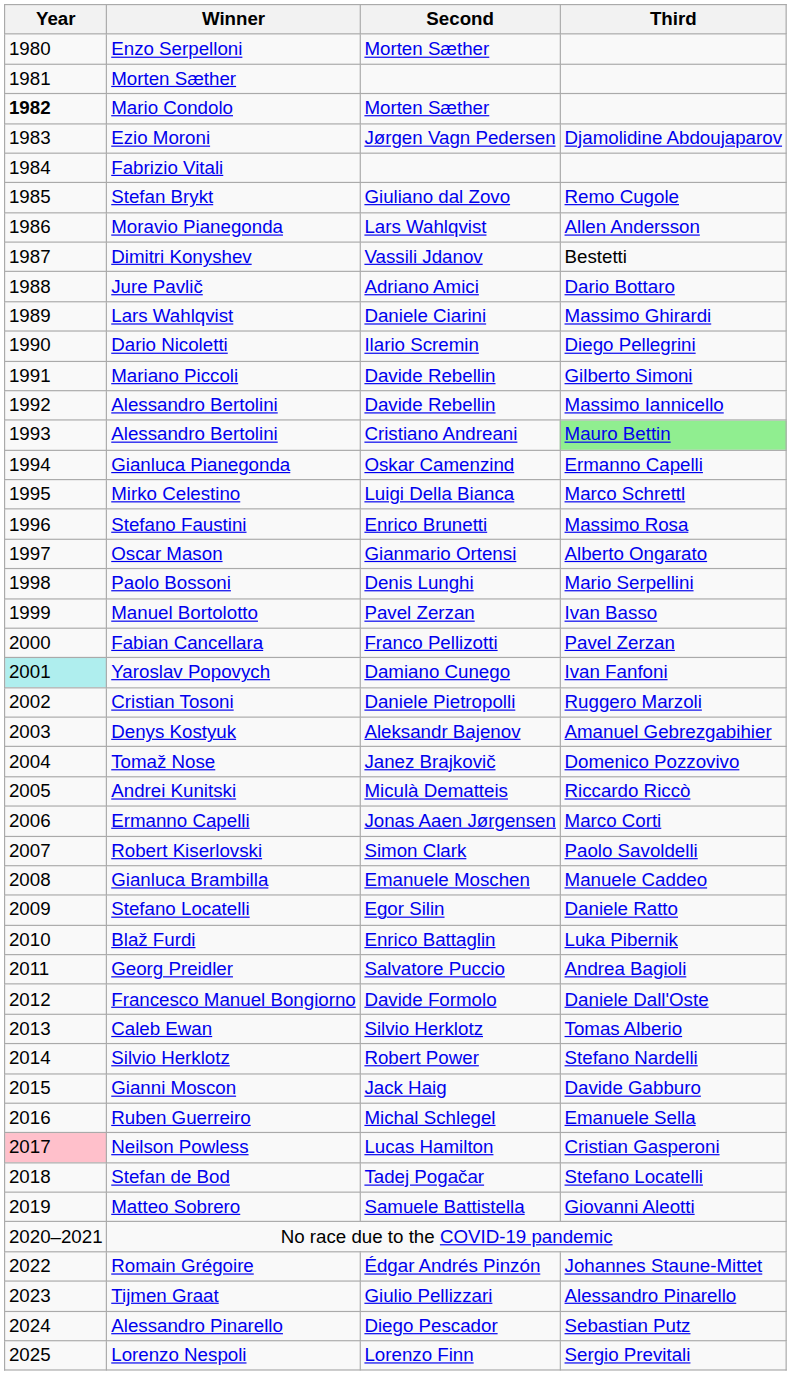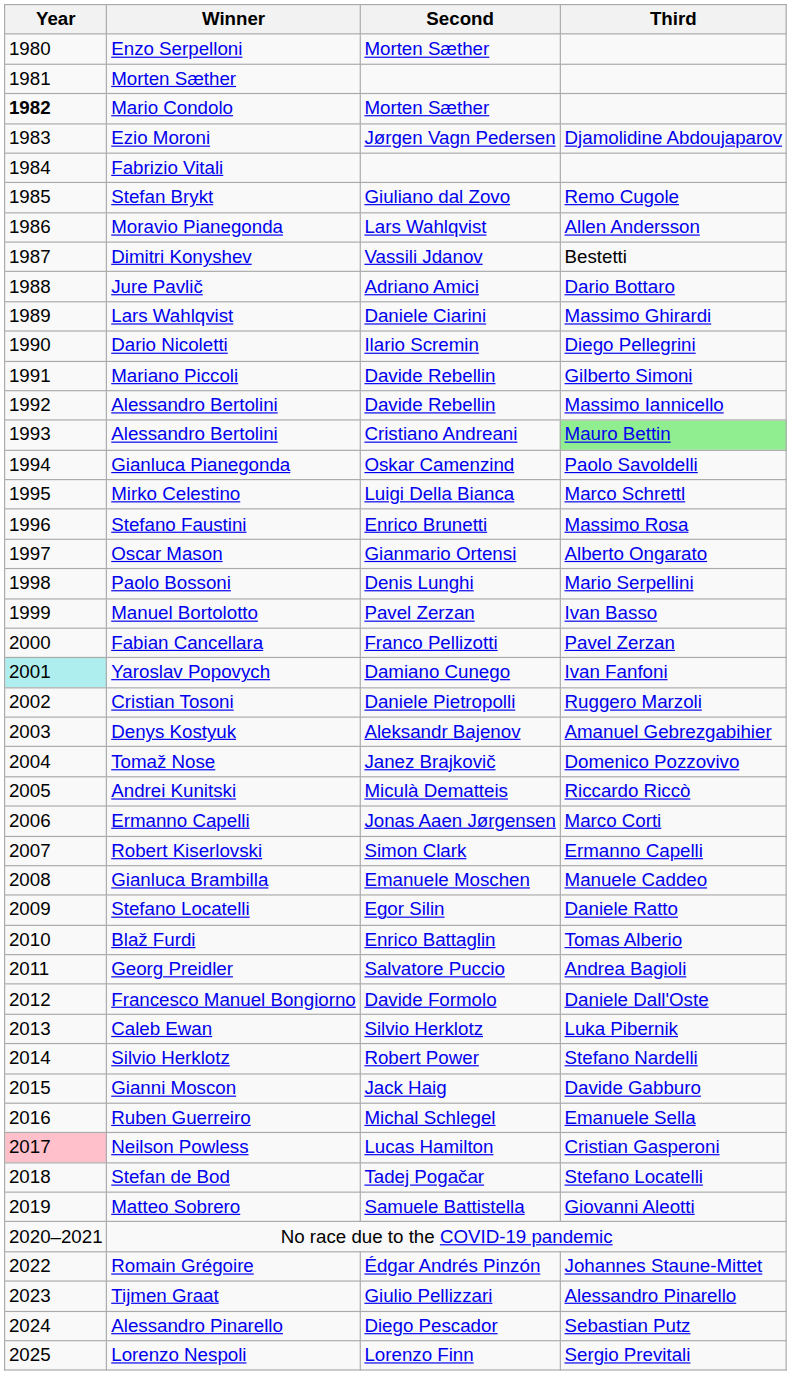(634, 464) Ermanno Capelli -> (631, 464) Paolo Savoldelli
(631, 850) Paolo Savoldelli -> (634, 850) Ermanno Capelli
(621, 939) Luka Pibernik -> (623, 939) Tomas Alberio
(623, 1028) Tomas Alberio -> (621, 1028) Luka Pibernik
